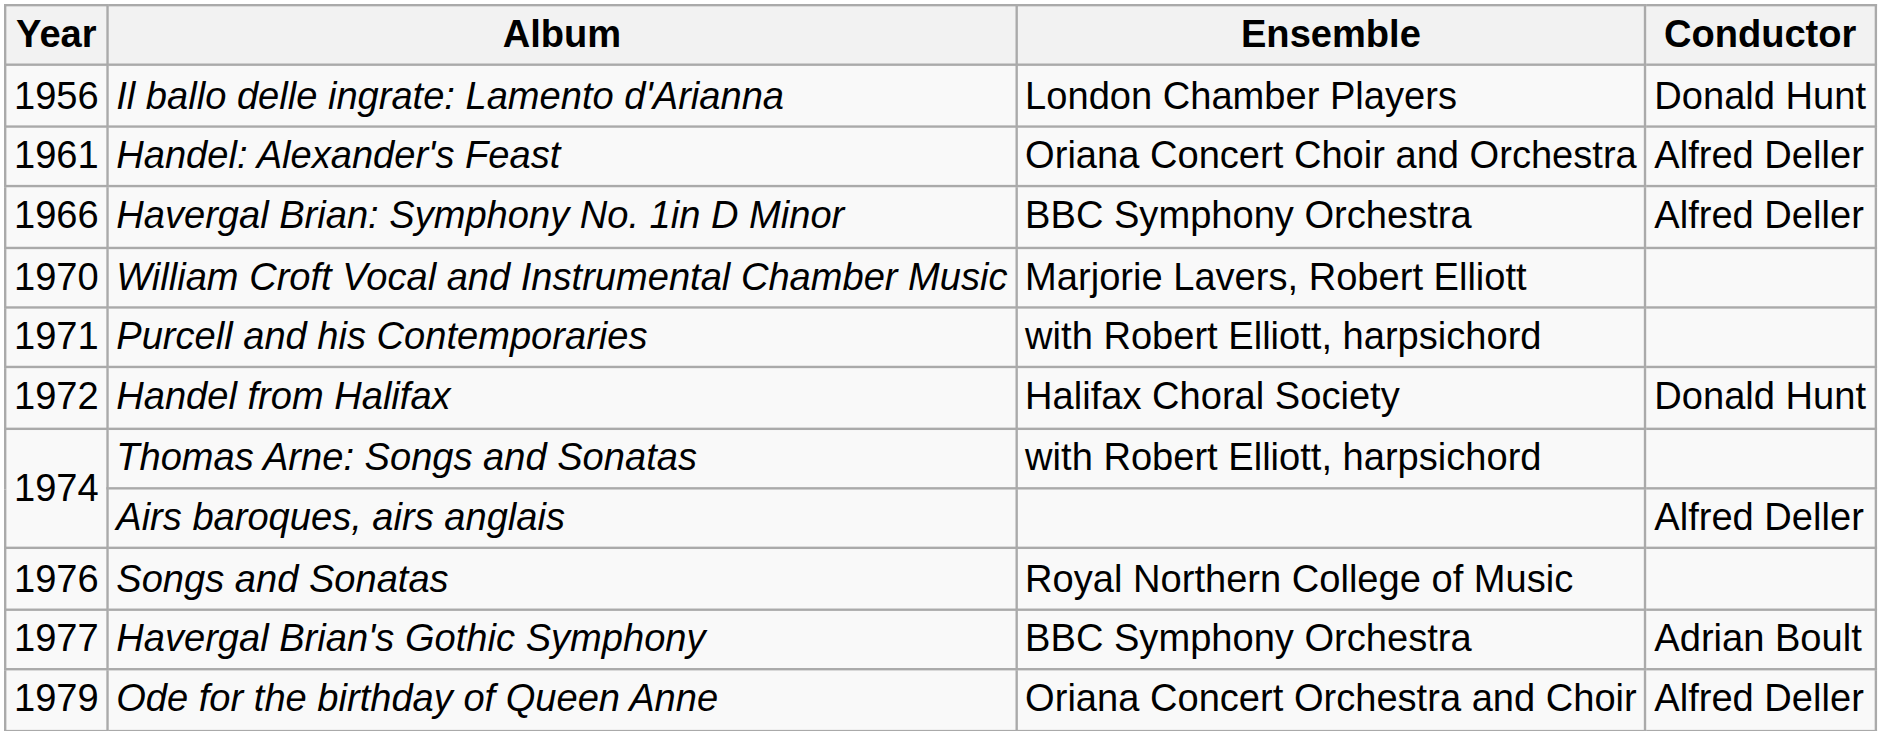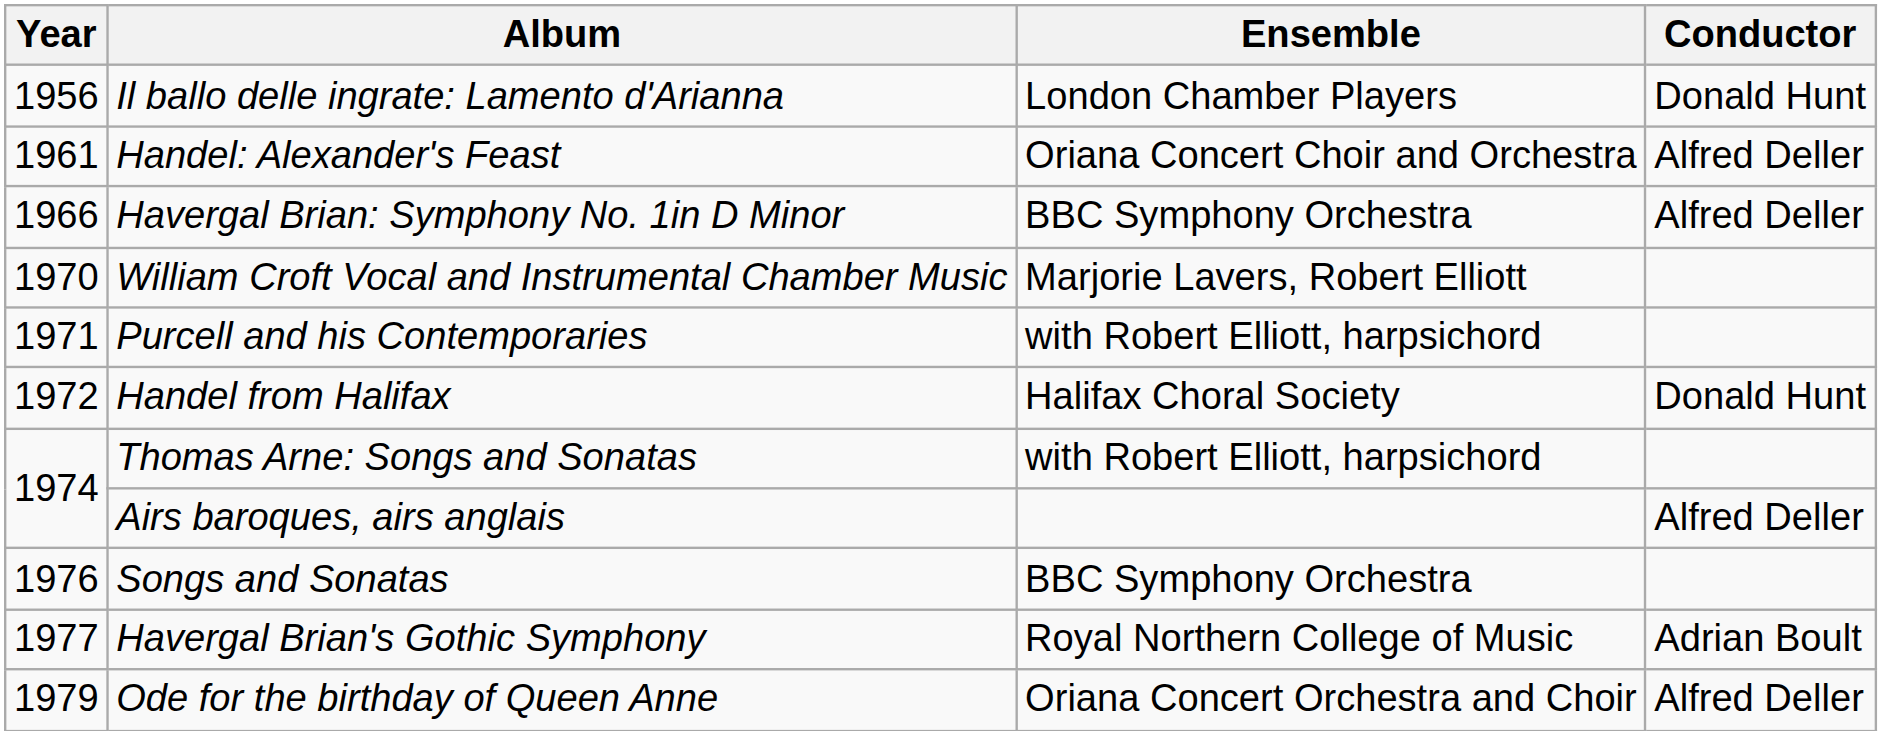(1299, 578) Royal Northern College of Music -> (1248, 578) BBC Symphony Orchestra
(1248, 638) BBC Symphony Orchestra -> (1299, 638) Royal Northern College of Music
